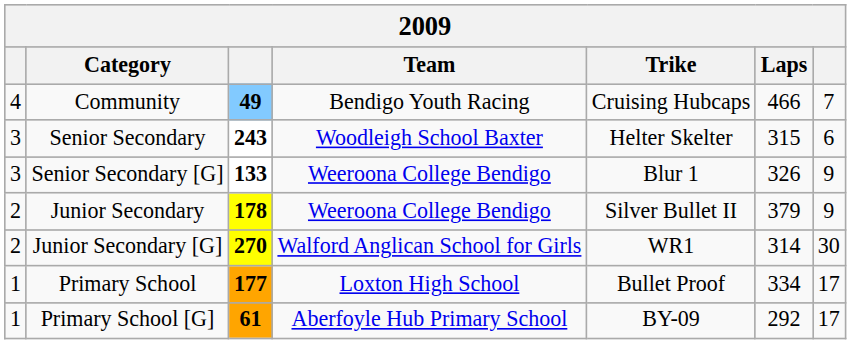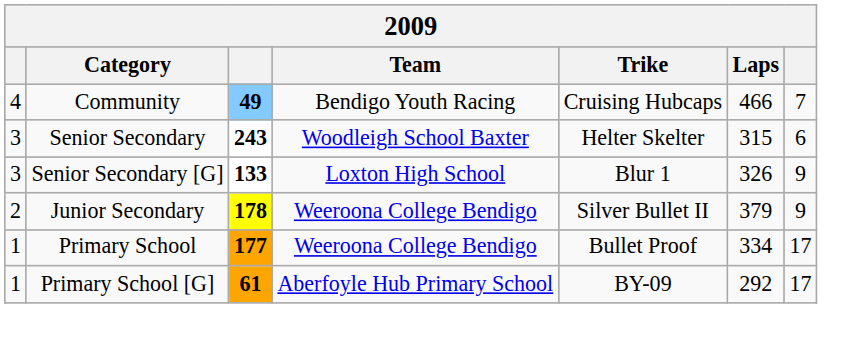(429, 174) Weeroona College Bendigo -> (415, 174) Loxton High School
- row: (127, 246)
(429, 283) Loxton High School -> (415, 246) Weeroona College Bendigo
